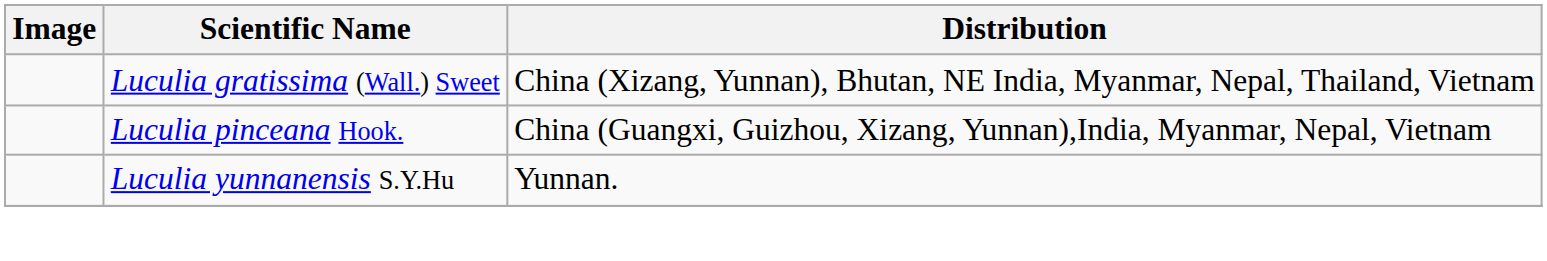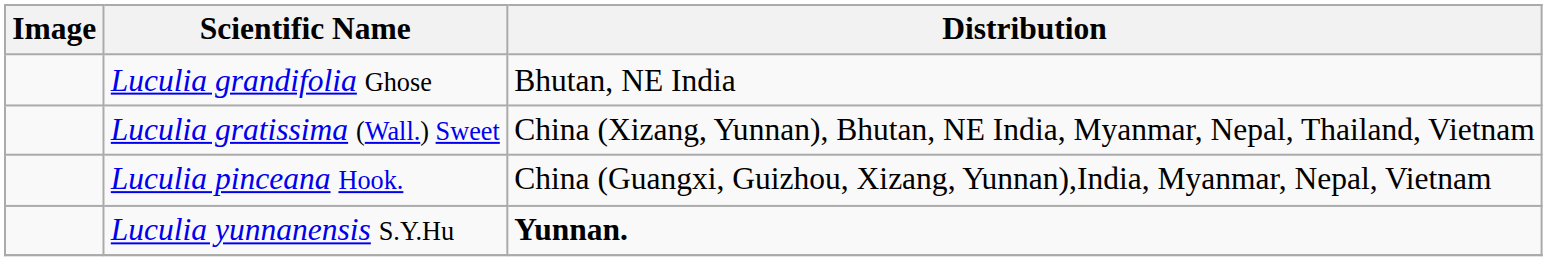+ row: (271, 79)
(566, 179) normal -> (571, 229) bold
